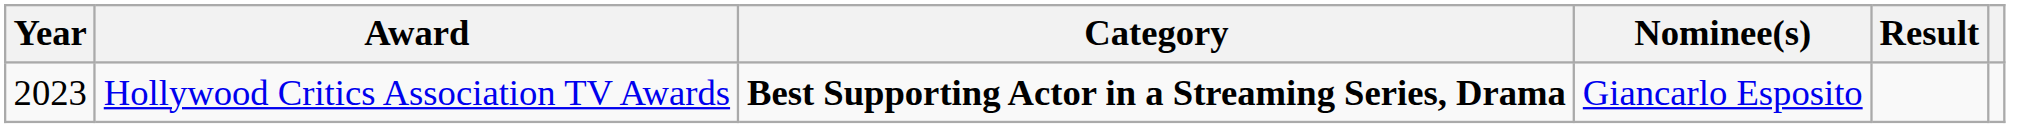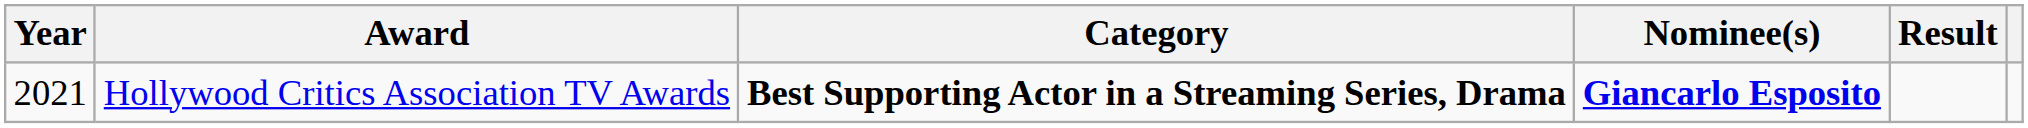(50, 91) 2023 -> (50, 91) 2021
(1723, 91) normal -> (1732, 91) bold
